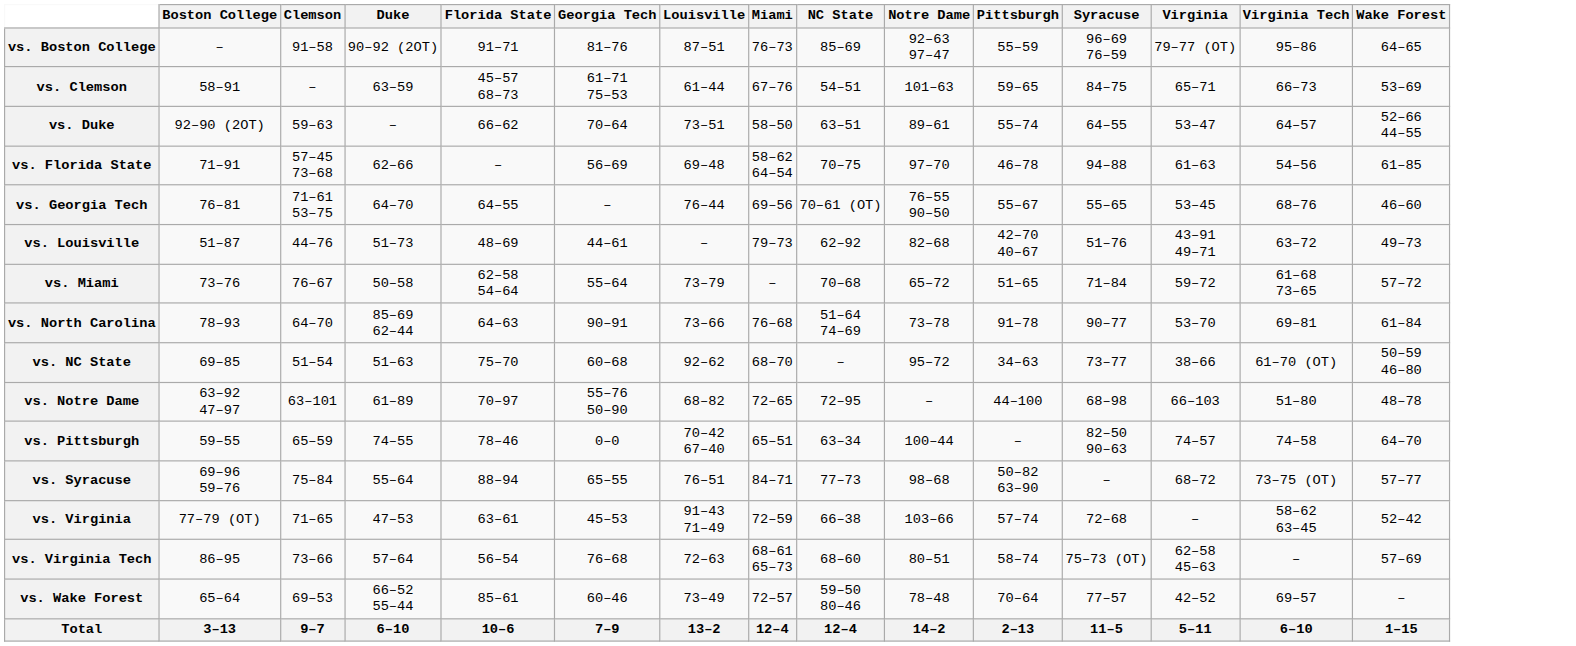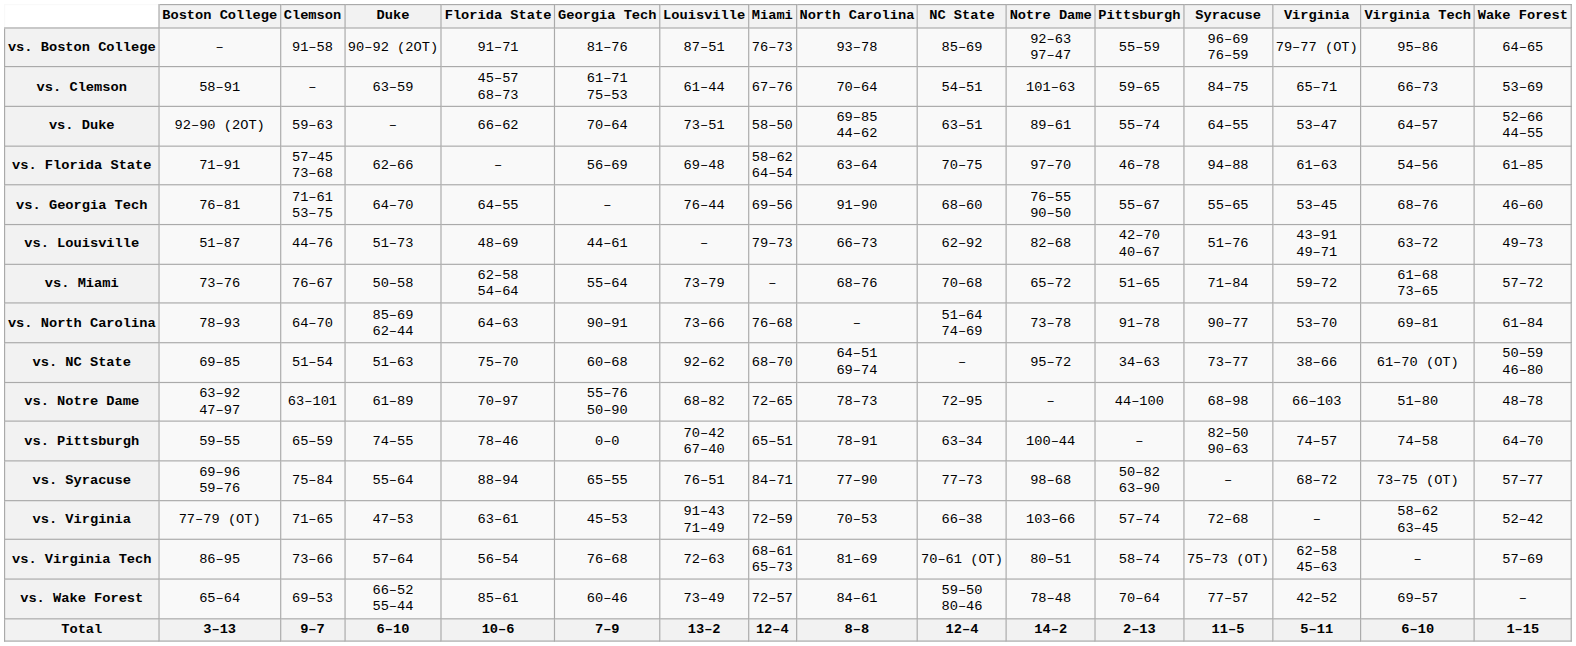+ column: (857, 16)
(840, 204) 70–61 (OT) -> (962, 204) 68–60
(840, 559) 68–60 -> (962, 559) 70–61 (OT)
